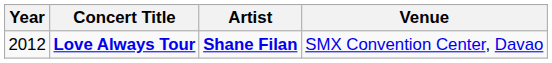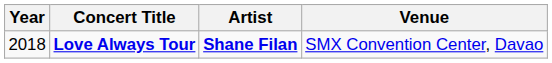(27, 44) 2012 -> (27, 44) 2018
